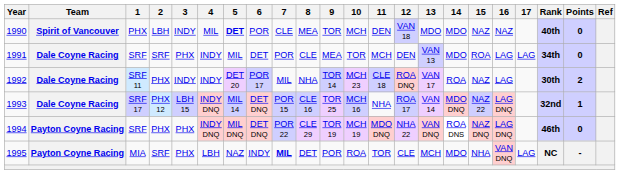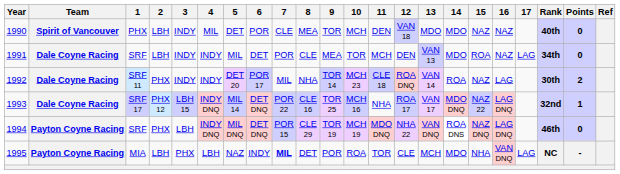(235, 31) bold -> (235, 31) normal
(161, 56) SRF -> (161, 56) LBH
(185, 56) PHX -> (185, 56) INDY
(504, 56) LAG -> (504, 56) NAZ
(431, 80) VAN 17 -> (431, 80) VAN 14
(284, 104) POR 15 -> (284, 104) POR 22
(431, 104) VAN 14 -> (431, 104) VAN 17
(185, 129) PHX -> (185, 129) LBH
(284, 129) POR 22 -> (284, 129) POR 15
(161, 153) SRF -> (161, 153) LBH
